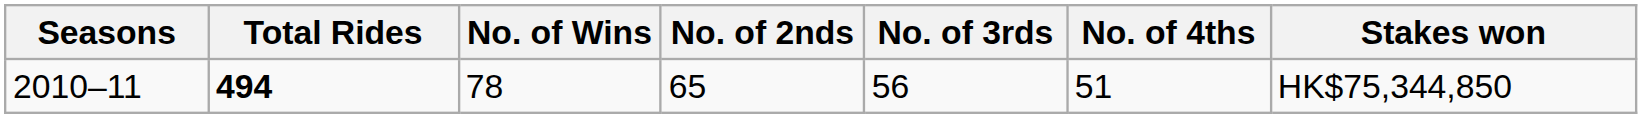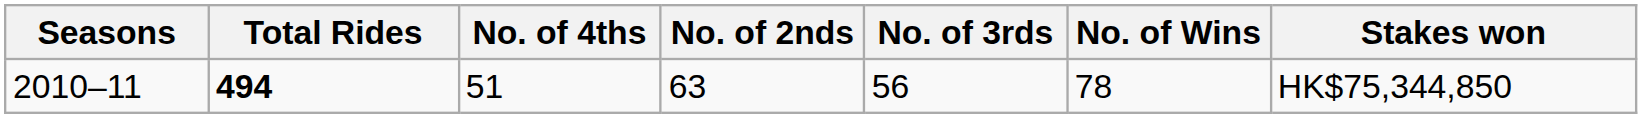columns swapped: (559, 32) <-> (1168, 32)
(688, 85) 65 -> (688, 85) 63
